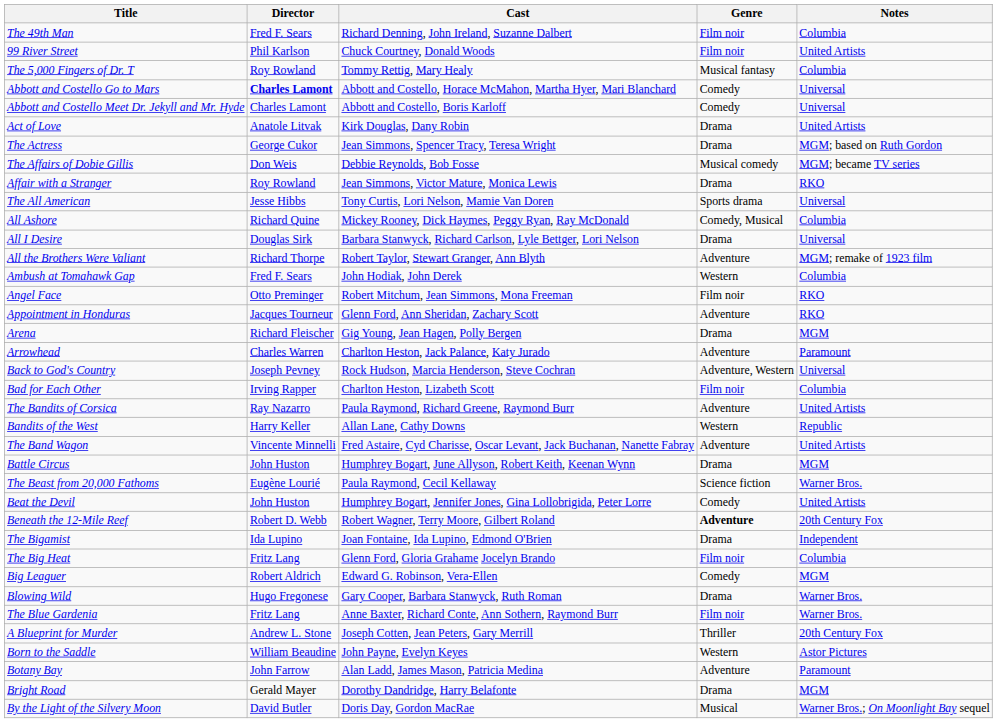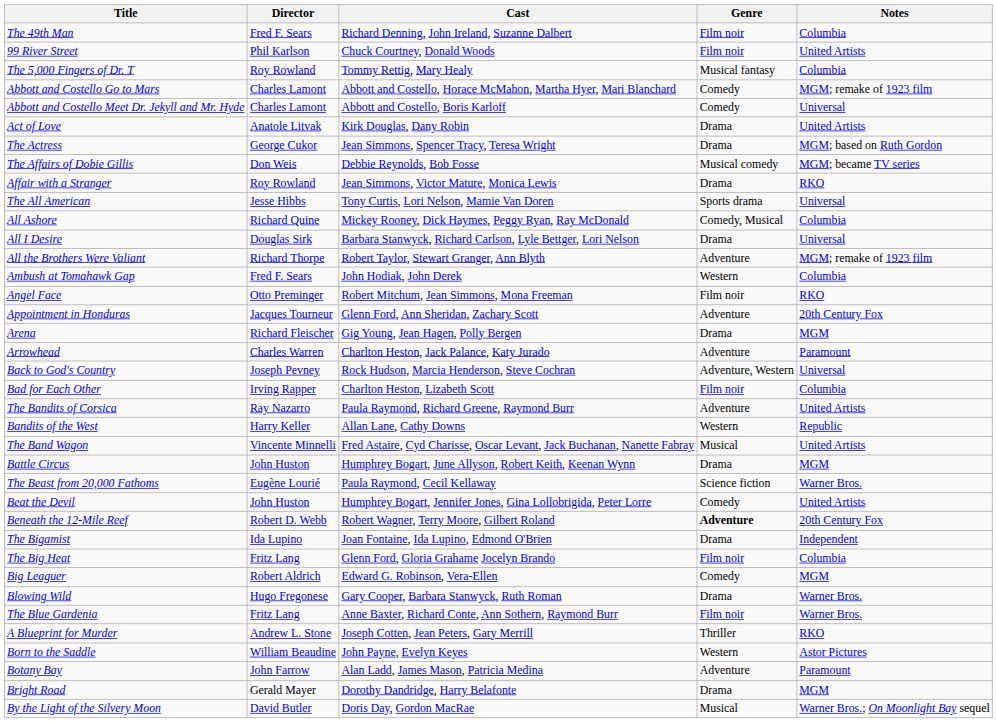(291, 88) bold -> (288, 88) normal
(822, 88) Universal -> (866, 88) MGM; remake of 1923 film
(812, 314) RKO -> (841, 314) 20th Century Fox
(725, 445) Adventure -> (719, 445) Musical
(841, 633) 20th Century Fox -> (812, 633) RKO
